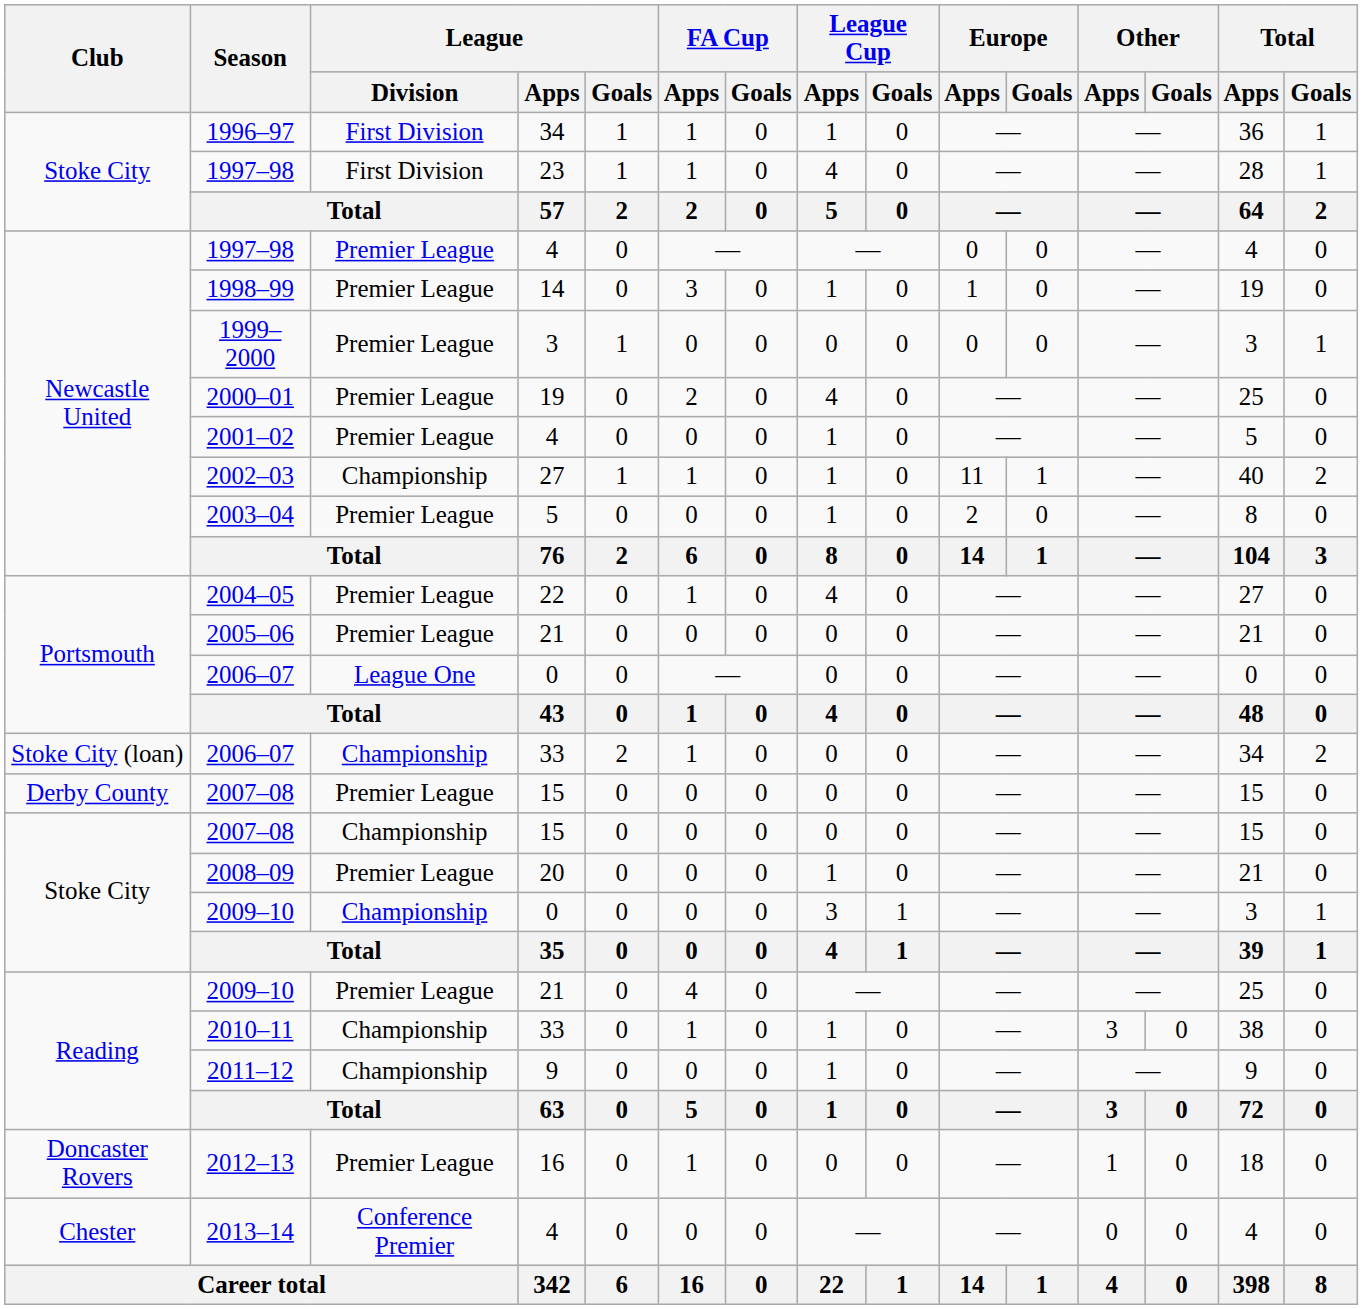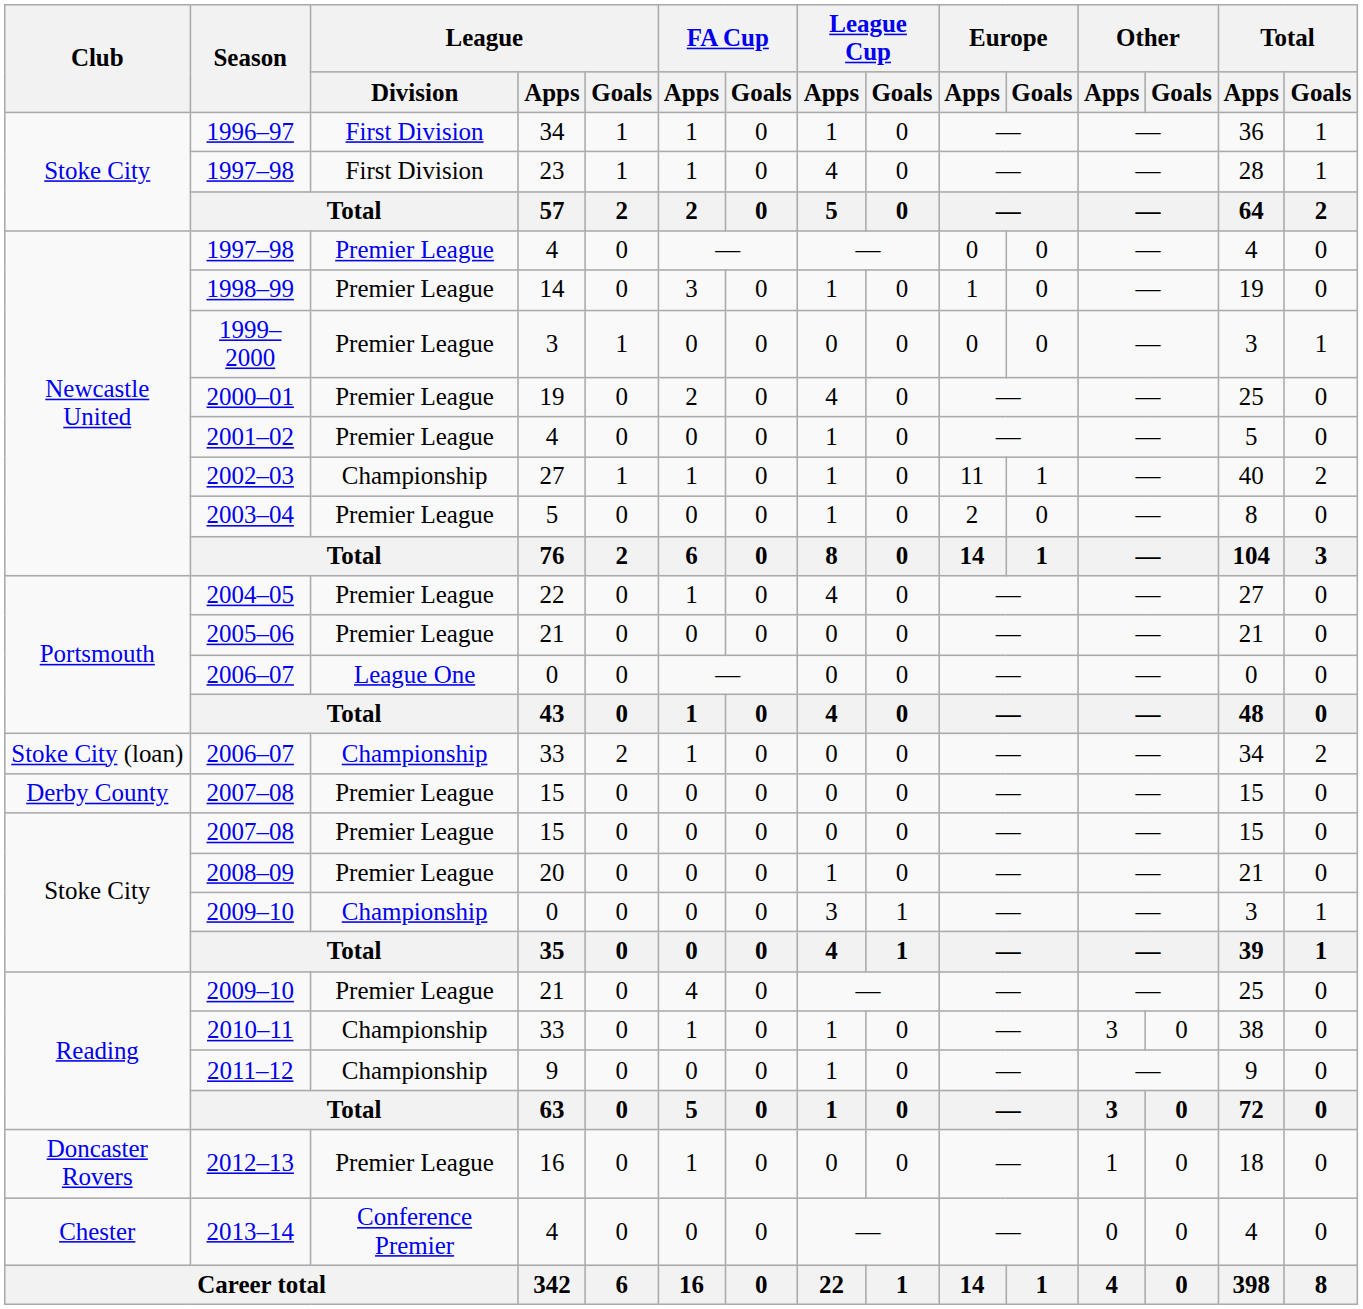(415, 832) Championship -> (415, 832) Premier League
